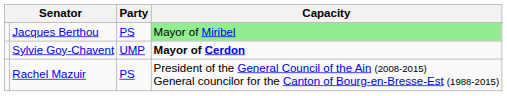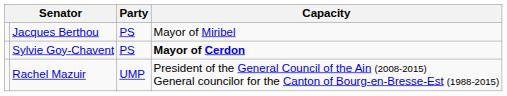(195, 31) lightgreen background -> (195, 31) no background
(132, 50) UMP -> (127, 50) PS
(127, 74) PS -> (132, 74) UMP
